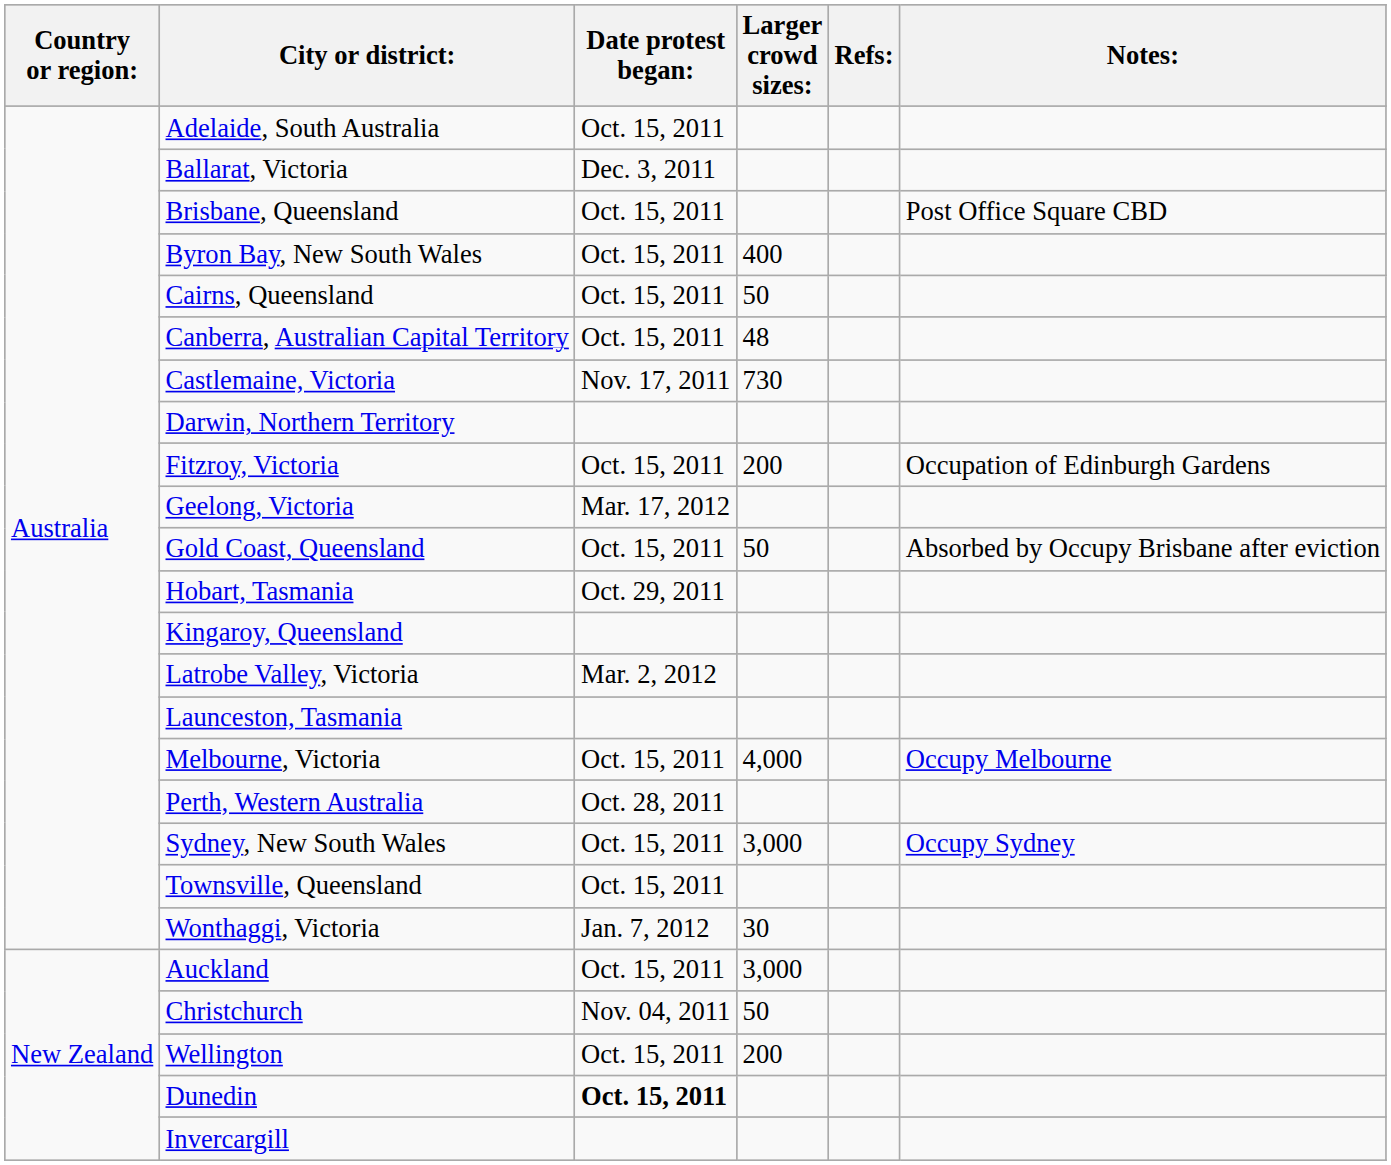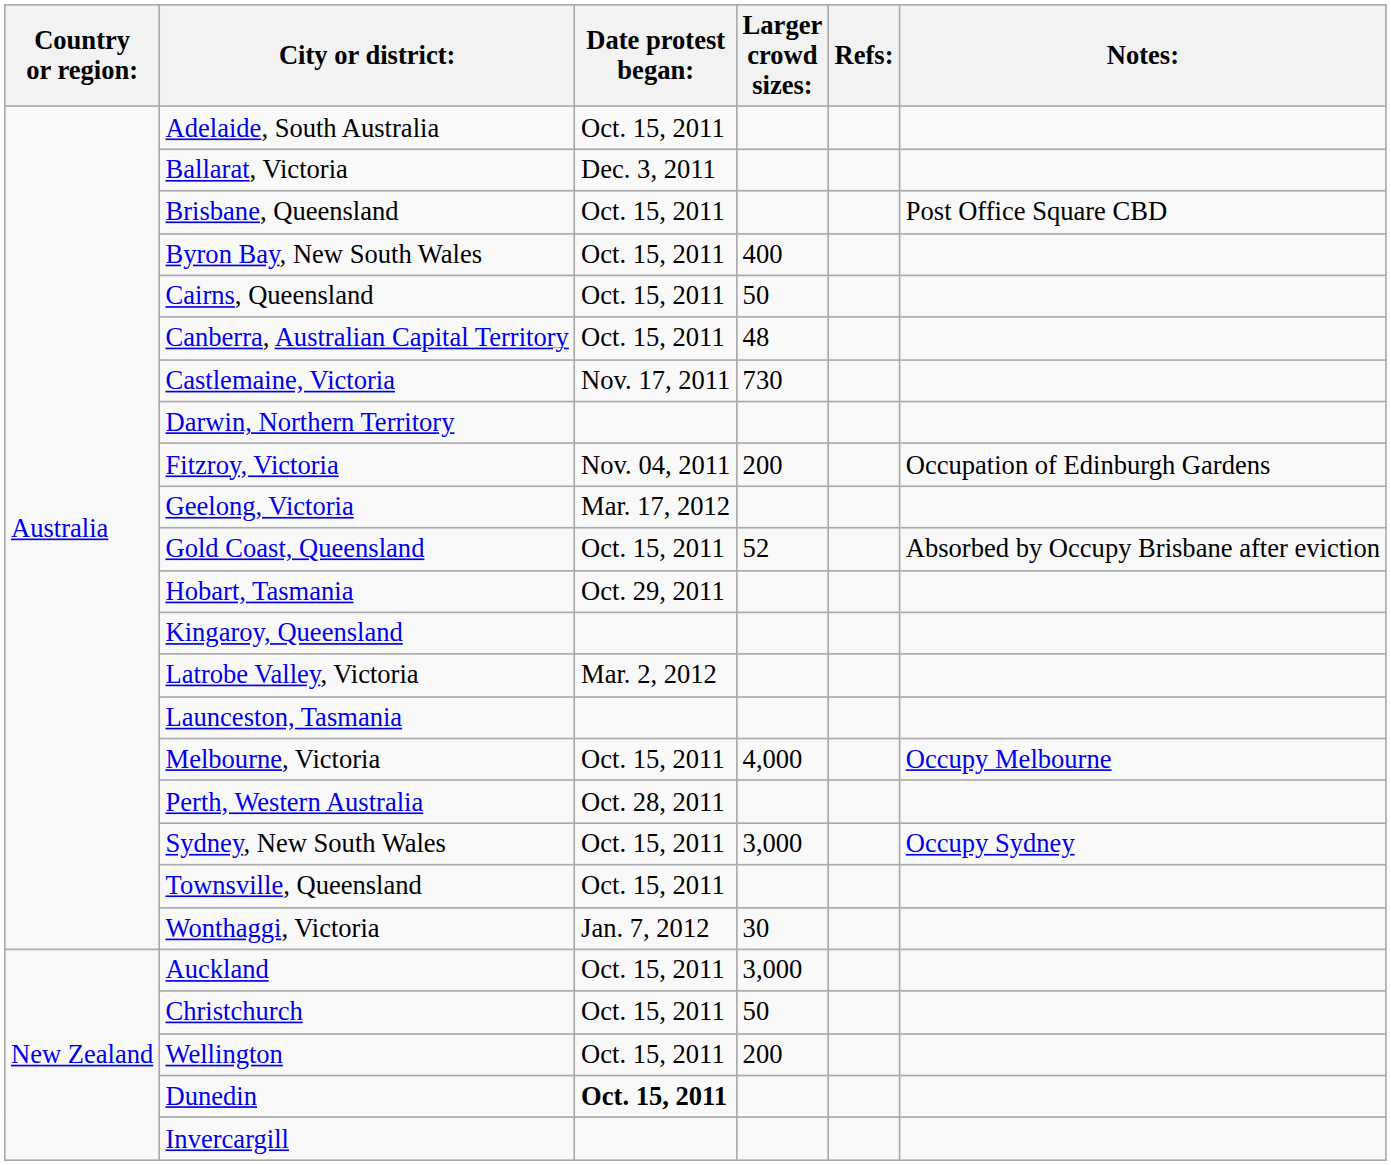(653, 464) Oct. 15, 2011 -> (656, 464) Nov. 04, 2011
(756, 548) 50 -> (756, 548) 52
(656, 1012) Nov. 04, 2011 -> (653, 1012) Oct. 15, 2011
